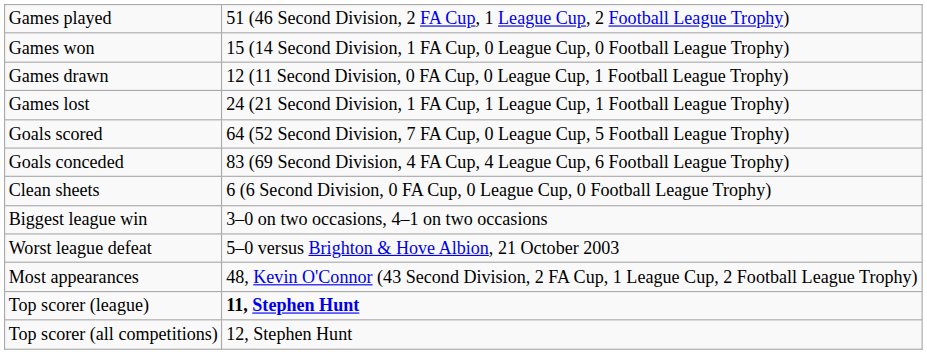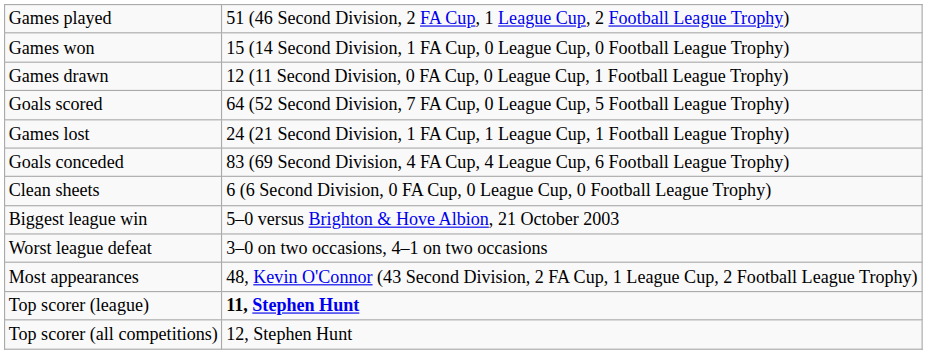rows swapped: (49, 104) <-> (56, 133)
(387, 219) 3–0 on two occasions, 4–1 on two occasions -> (423, 219) 5–0 versus Brighton & Hove Albion, 21 October 2003
(423, 248) 5–0 versus Brighton & Hove Albion, 21 October 2003 -> (387, 248) 3–0 on two occasions, 4–1 on two occasions
